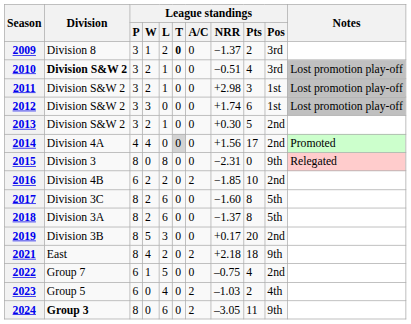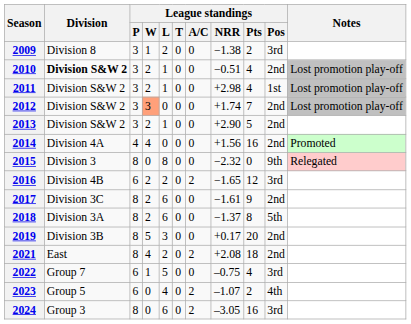(178, 50) bold -> (178, 50) normal
(227, 50) −1.37 -> (227, 50) −1.38
(275, 69) 3rd -> (276, 69) 2nd
(249, 87) 3 -> (249, 87) 4
(148, 106) no background -> (148, 106) lightsalmon background
(249, 106) 6 -> (249, 106) 7
(274, 106) 1st -> (276, 106) 2nd
(227, 124) +0.30 -> (227, 124) +2.90
(178, 143) lightgrey background -> (178, 143) no background
(252, 143) 17 -> (252, 143) 16
(227, 161) −2.31 -> (227, 161) −2.32
(227, 180) −1.85 -> (227, 180) −1.65
(252, 180) 10 -> (252, 180) 12
(276, 180) 2nd -> (275, 180) 3rd
(227, 198) −1.60 -> (227, 198) −1.61
(249, 198) 8 -> (249, 198) 9
(275, 198) 5th -> (276, 198) 2nd
(227, 254) +2.18 -> (227, 254) +2.08
(275, 254) 9th -> (276, 254) 2nd
(276, 273) 2nd -> (275, 273) 3rd
(227, 291) –1.03 -> (227, 291) –1.07
(68, 310) bold -> (66, 310) normal
(252, 310) 11 -> (252, 310) 16
(275, 310) 9th -> (275, 310) 3rd
